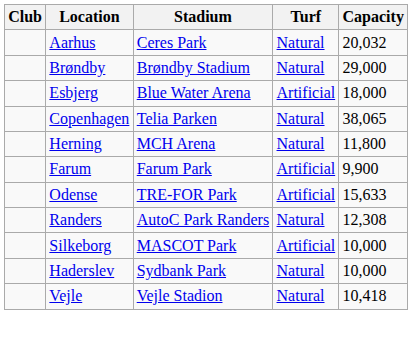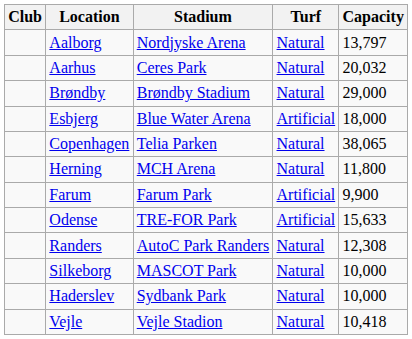+ row: (75, 42)
(306, 245) Artificial -> (301, 270) Natural
